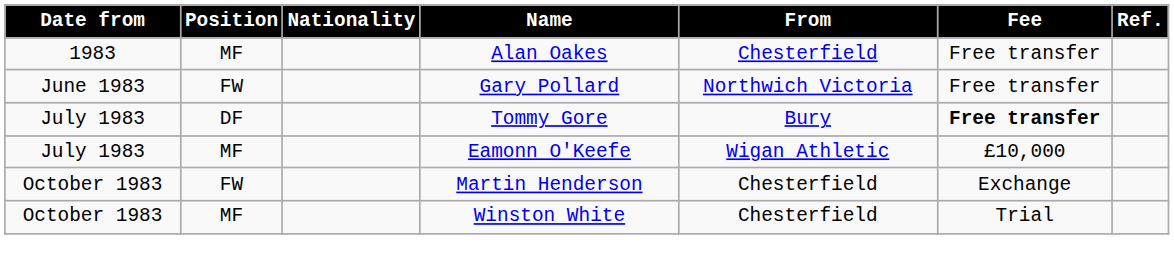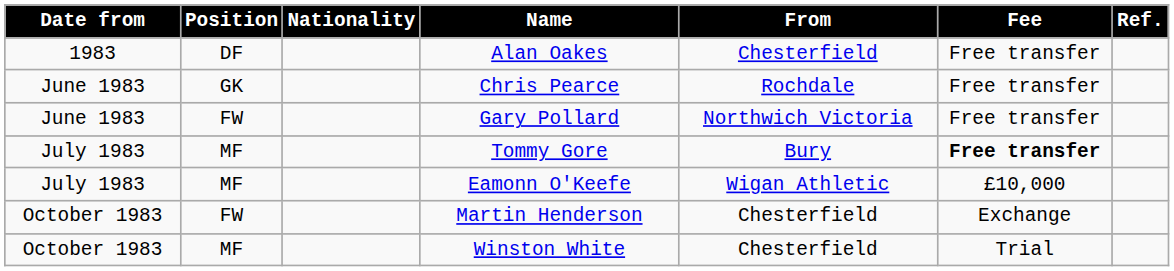(231, 53) MF -> (231, 53) DF
+ row: (549, 86)
(231, 119) DF -> (231, 151) MF
